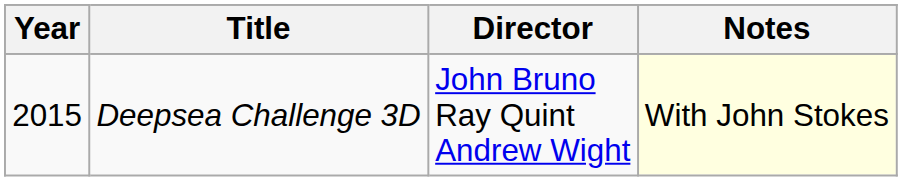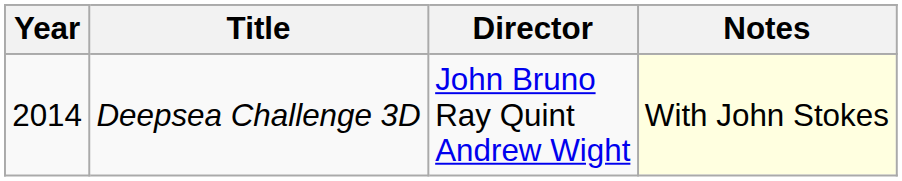(47, 114) 2015 -> (47, 114) 2014
